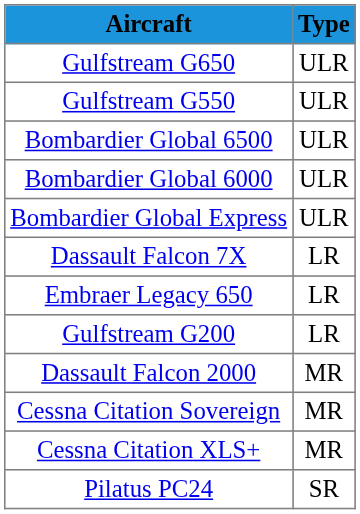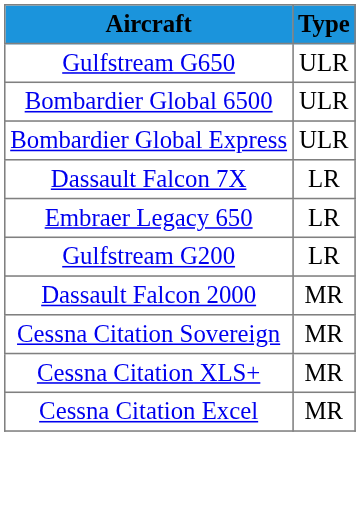- row: (149, 101)
- row: (149, 178)
+ row: (149, 411)
- row: (149, 488)
